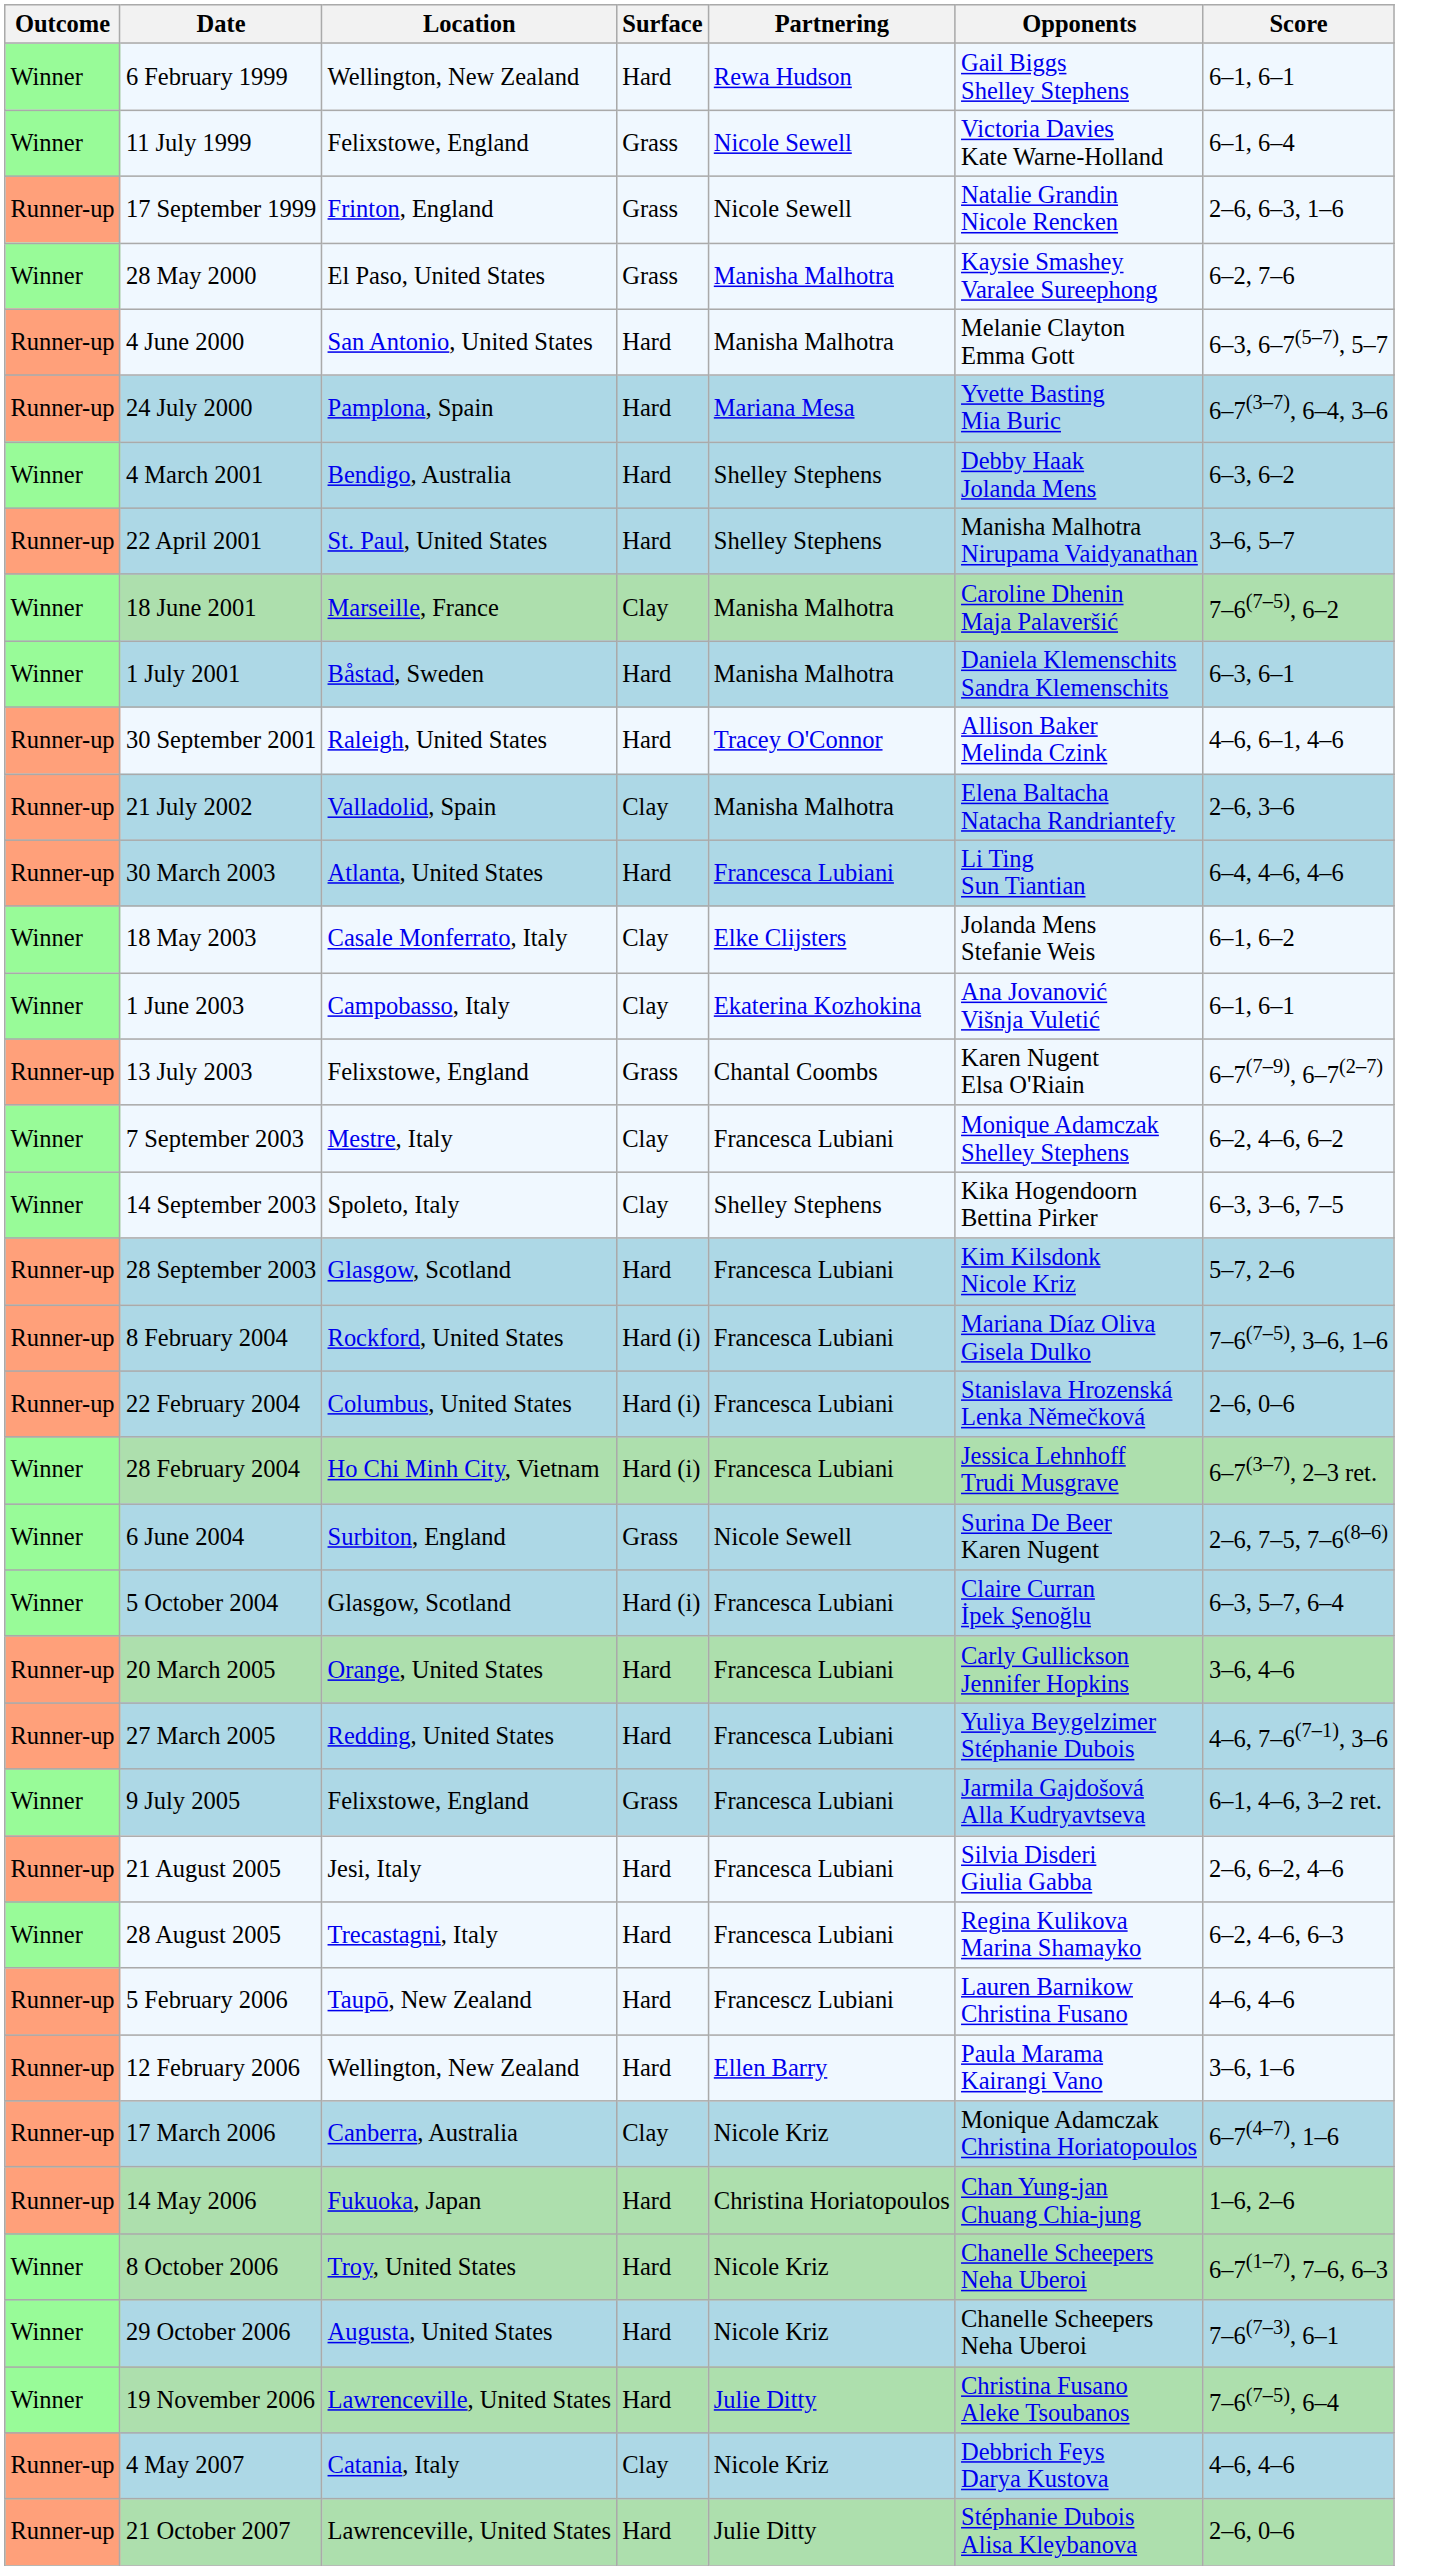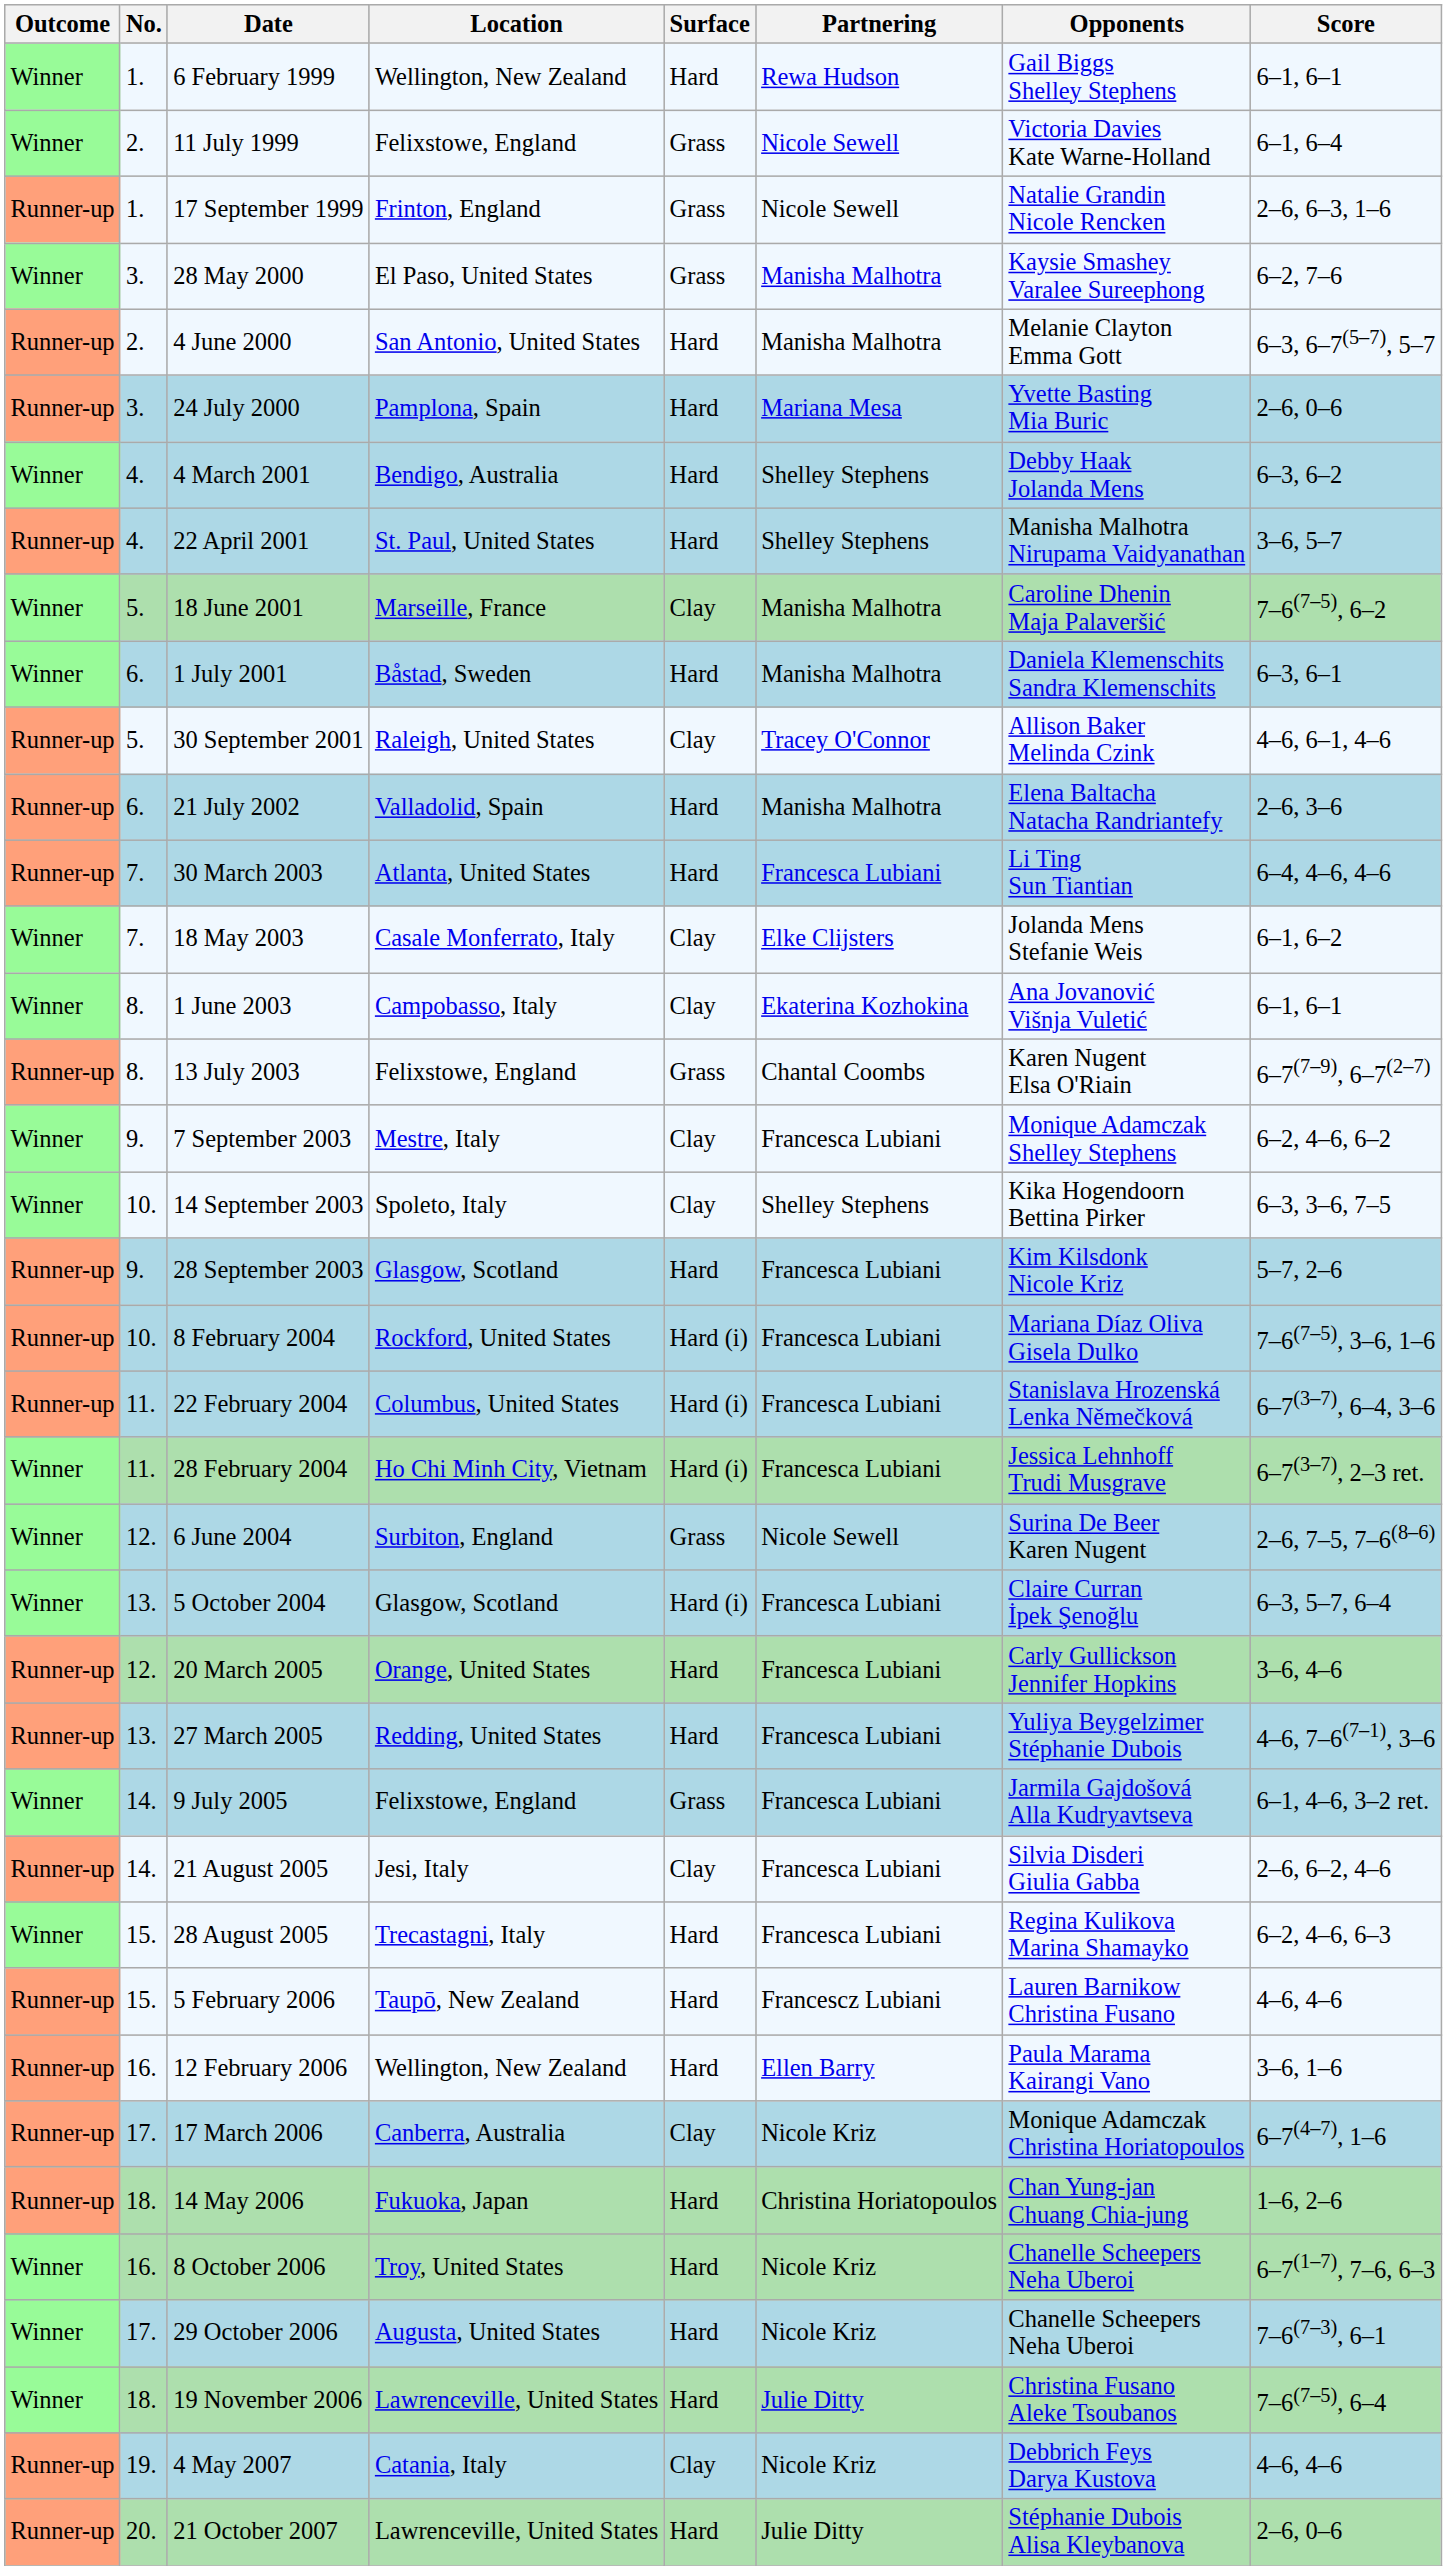+ column: (144, 23)
(1299, 408) 6–7(3–7), 6–4, 3–6 -> (1299, 408) 2–6, 0–6
(647, 740) Hard -> (693, 740) Clay
(645, 806) Clay -> (694, 806) Hard
(1252, 1403) 2–6, 0–6 -> (1346, 1403) 6–7(3–7), 6–4, 3–6
(647, 1868) Hard -> (693, 1868) Clay
